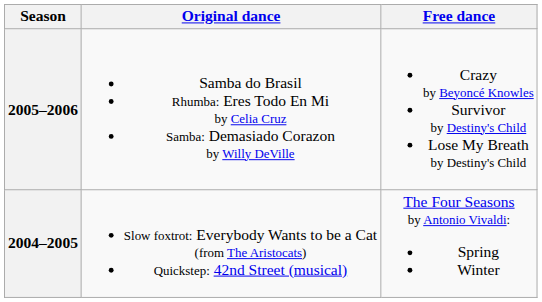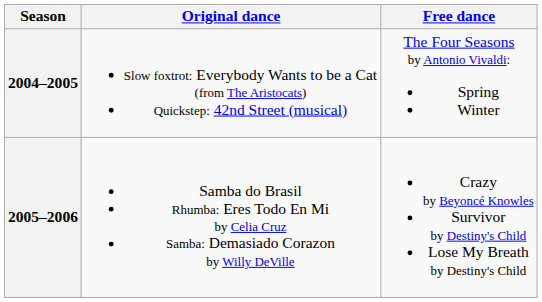rows swapped: (43, 109) <-> (43, 243)
